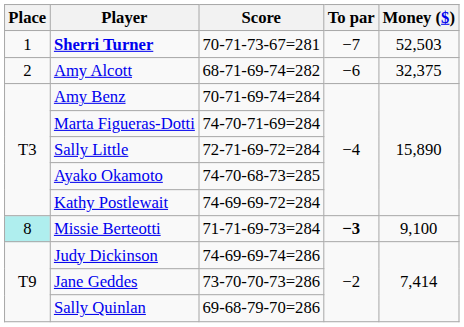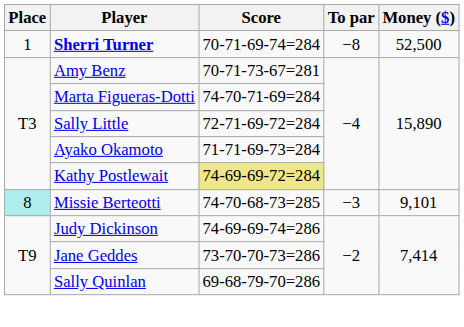(261, 44) 70-71-73-67=281 -> (261, 44) 70-71-69-74=284
(351, 44) −7 -> (351, 44) −8
(419, 44) 52,503 -> (419, 44) 52,500
- row: (93, 70)
(261, 96) 70-71-69-74=284 -> (261, 70) 70-71-73-67=281
(261, 176) 74-70-68-73=285 -> (261, 149) 71-71-69-73=284
(261, 202) no background -> (261, 176) khaki background
(261, 228) 71-71-69-73=284 -> (261, 202) 74-70-68-73=285
(351, 228) bold -> (351, 202) normal
(419, 228) 9,100 -> (419, 202) 9,101
